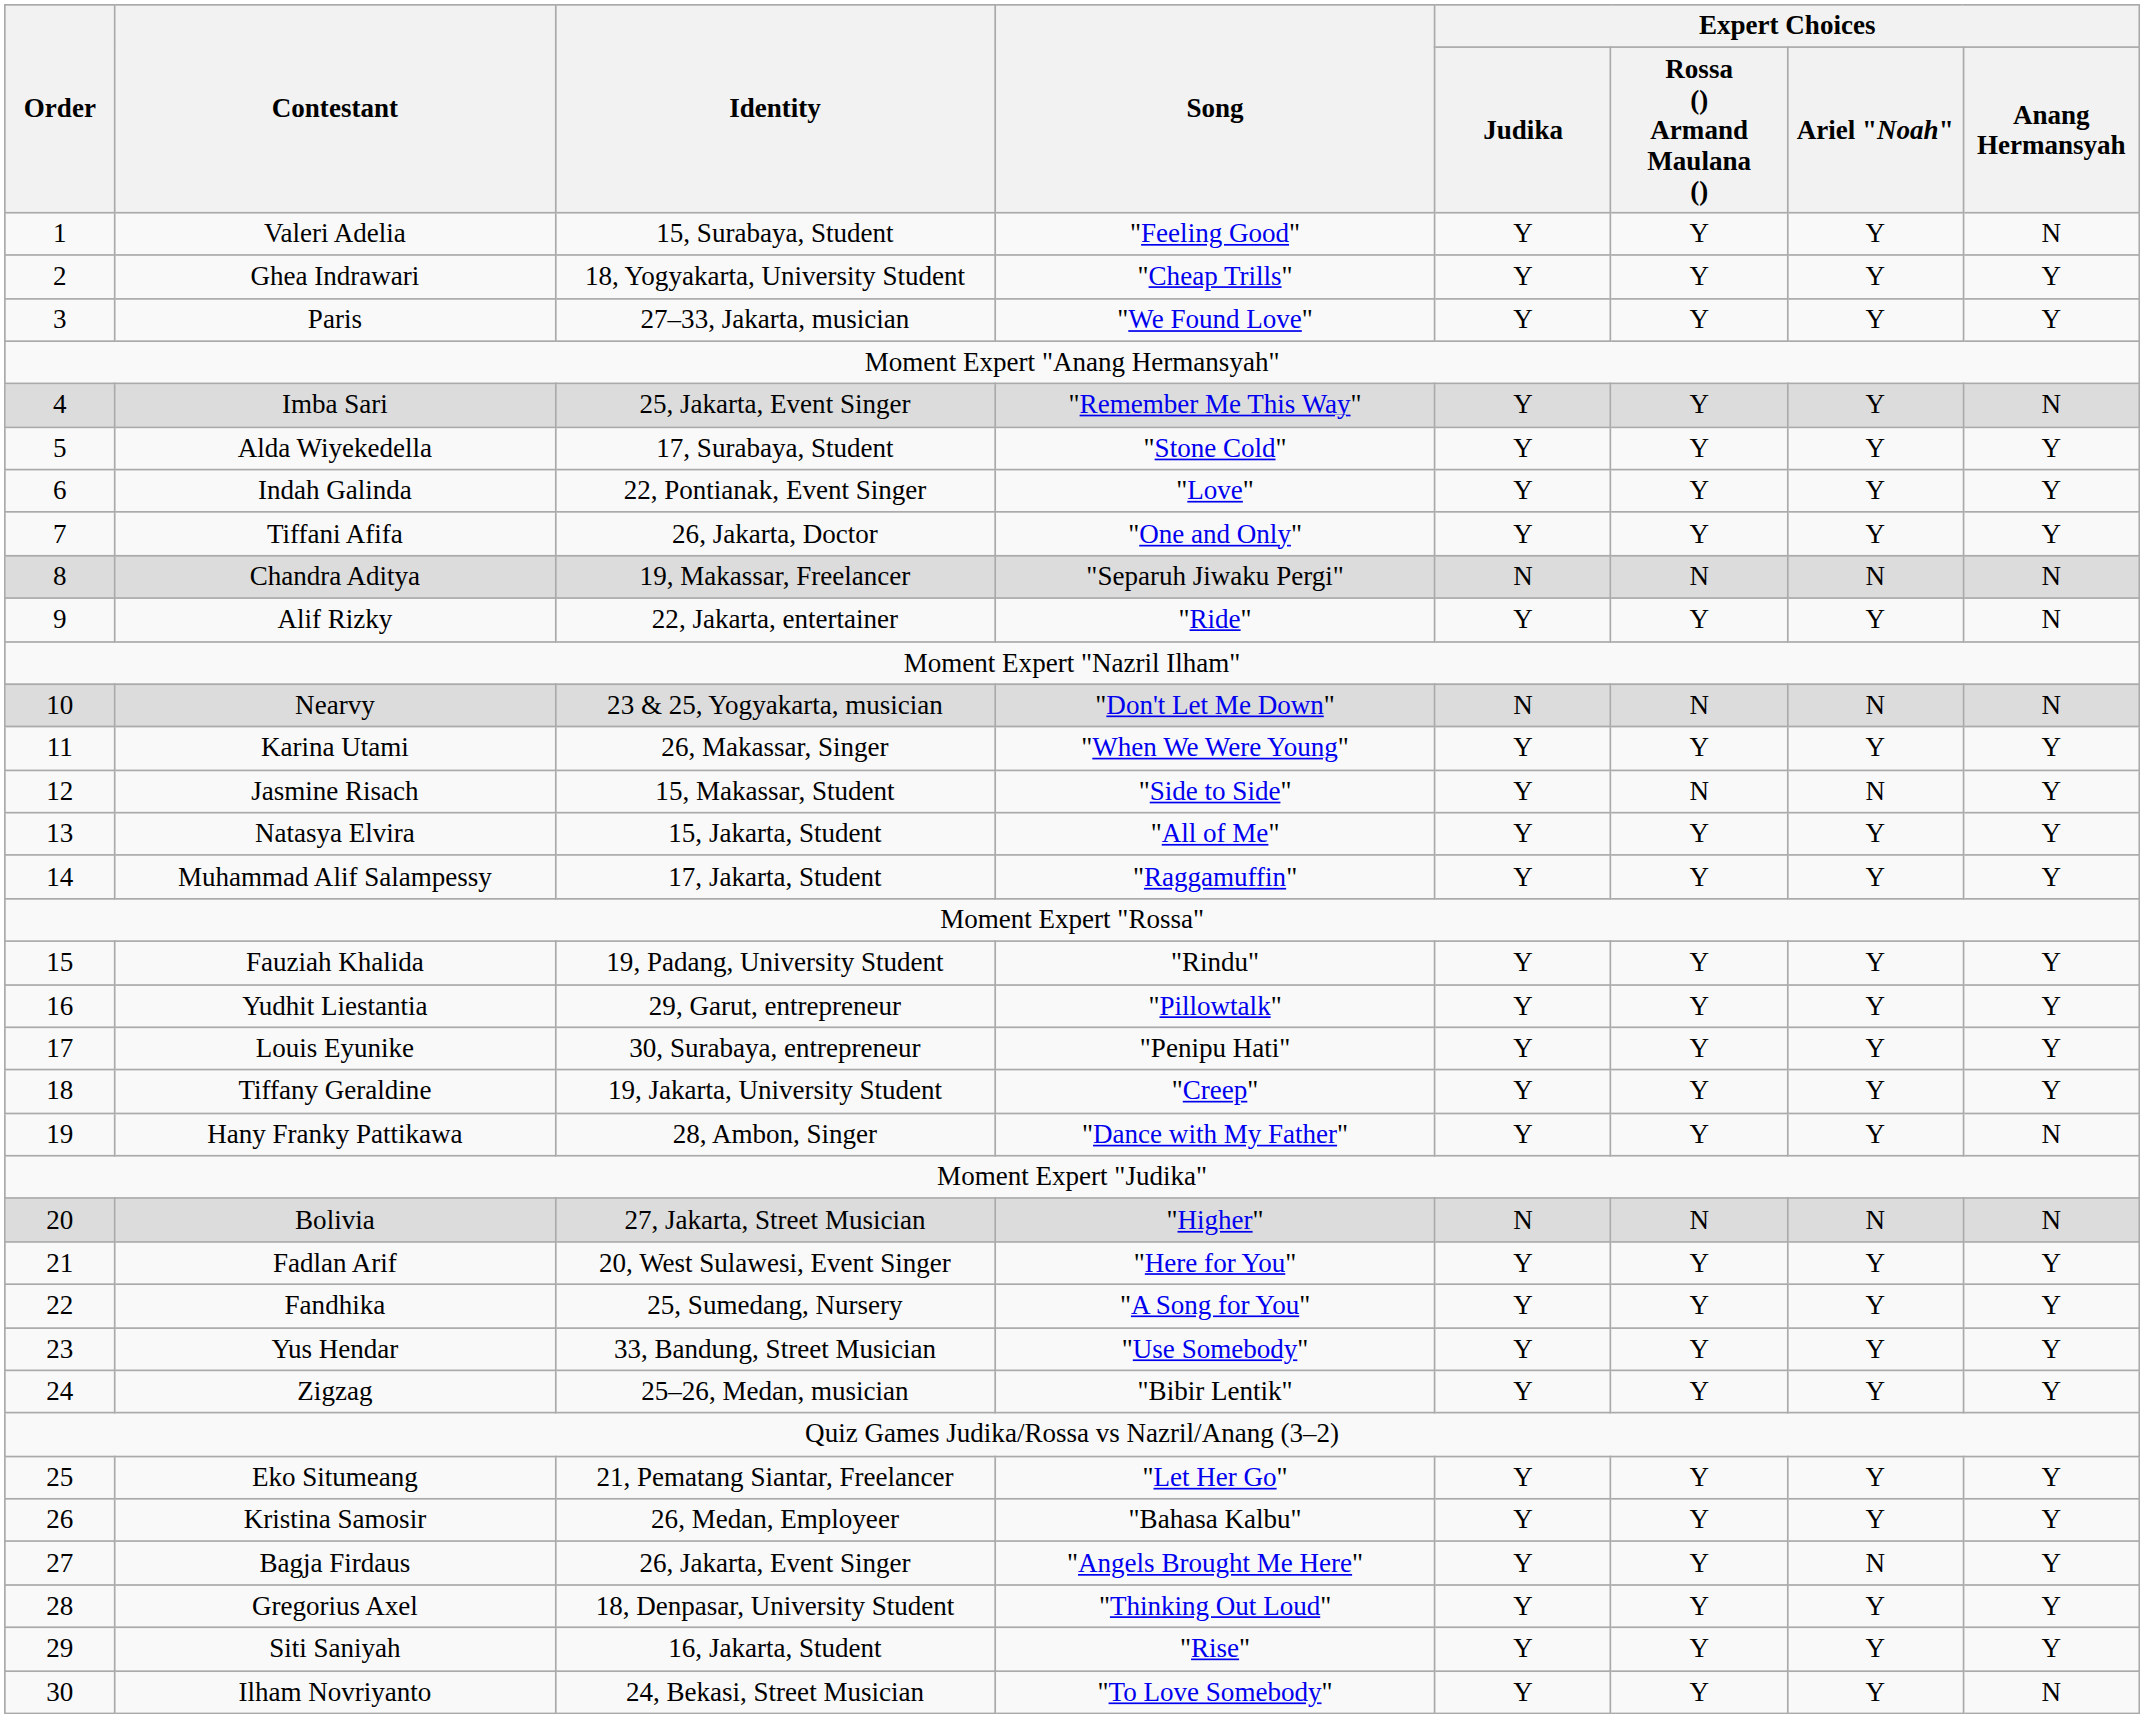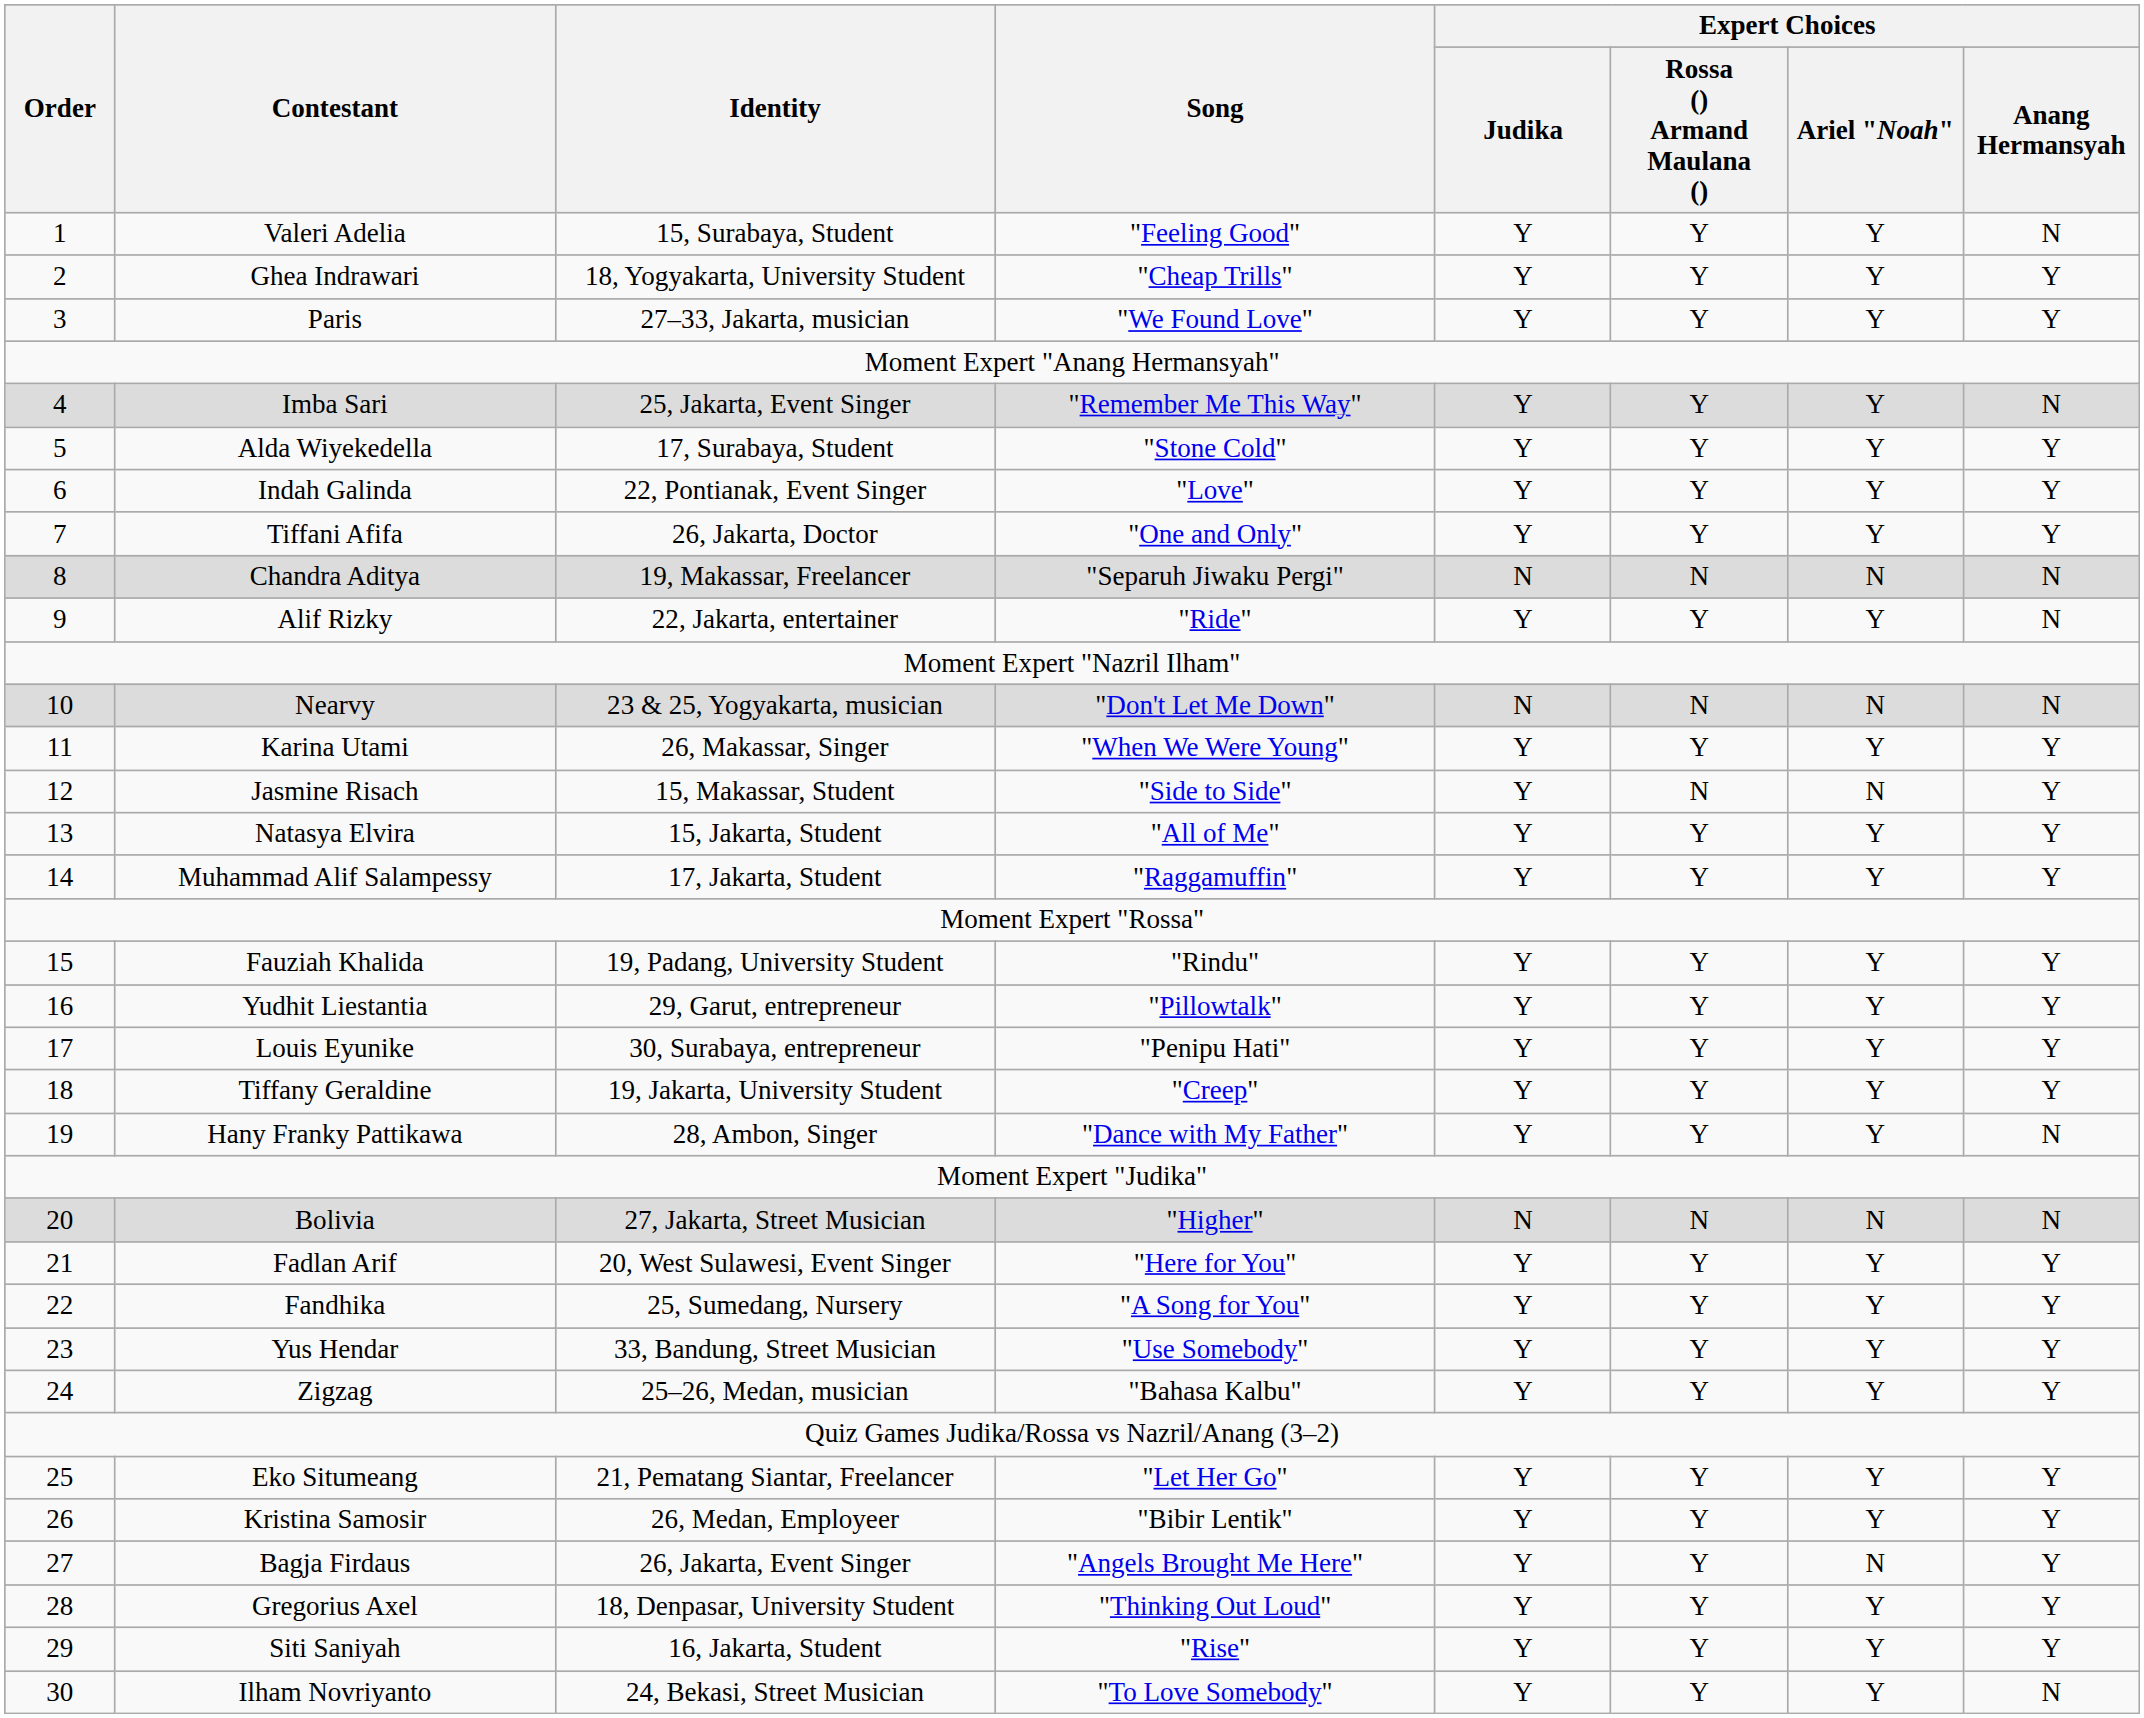(1215, 1391) "Bibir Lentik" -> (1215, 1391) "Bahasa Kalbu"
(1215, 1519) "Bahasa Kalbu" -> (1215, 1519) "Bibir Lentik"
